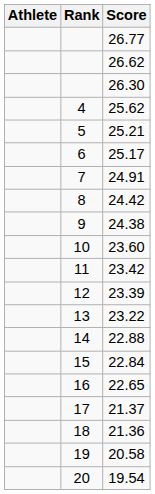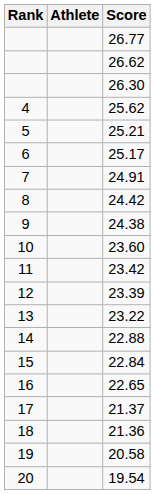columns swapped: (82, 16) <-> (32, 16)
